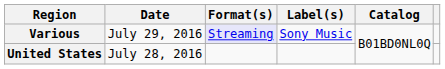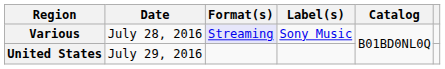(155, 34) July 29, 2016 -> (155, 34) July 28, 2016
(155, 54) July 28, 2016 -> (155, 54) July 29, 2016
